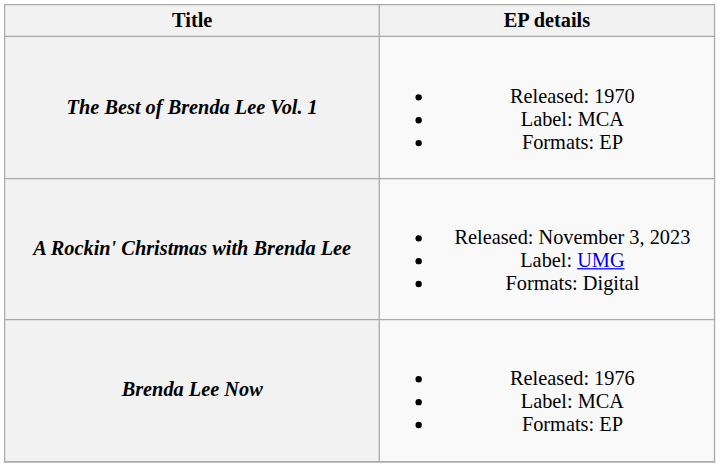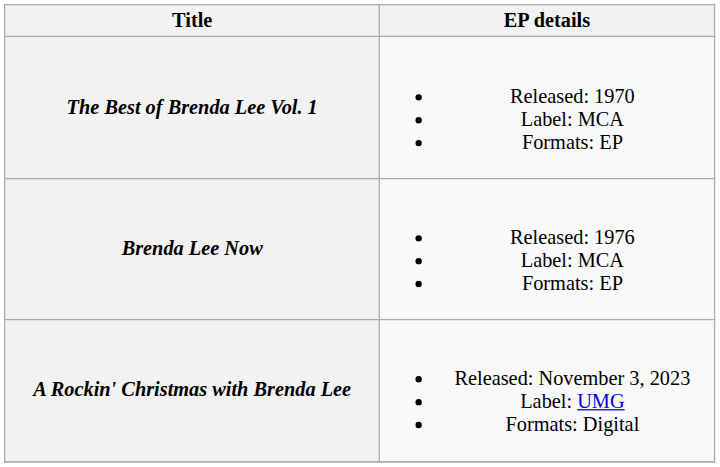rows swapped: (192, 390) <-> (192, 248)
